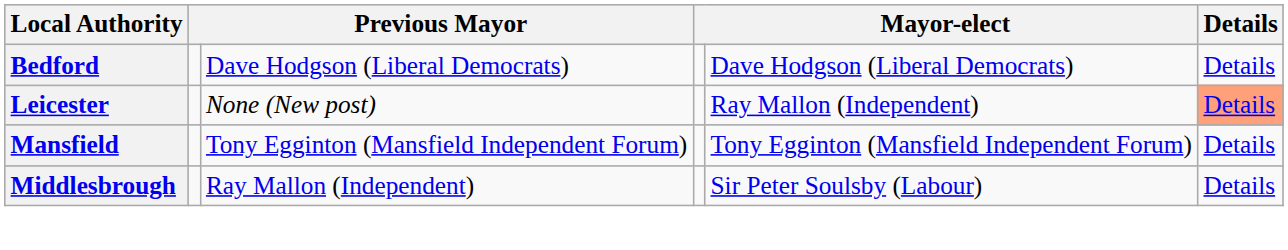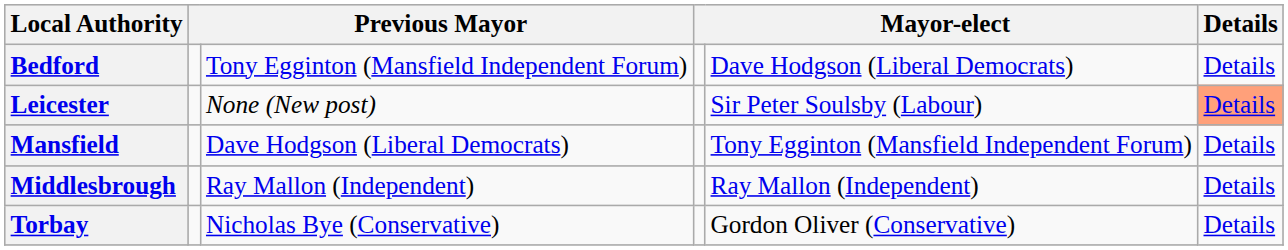(387, 64) Dave Hodgson (Liberal Democrats) -> (447, 64) Tony Egginton (Mansfield Independent Forum)
(845, 104) Ray Mallon (Independent) -> (846, 104) Sir Peter Soulsby (Labour)
(447, 144) Tony Egginton (Mansfield Independent Forum) -> (387, 144) Dave Hodgson (Liberal Democrats)
(846, 184) Sir Peter Soulsby (Labour) -> (845, 184) Ray Mallon (Independent)
+ row: (49, 225)
